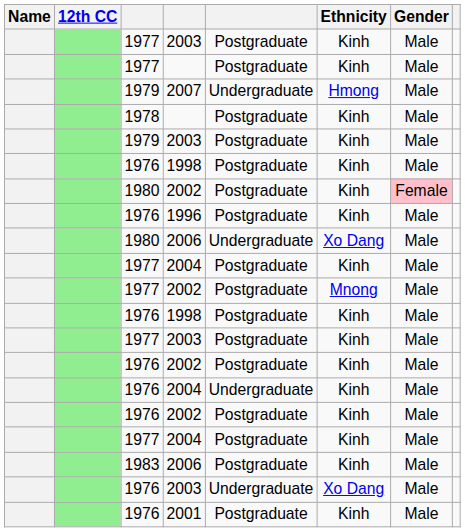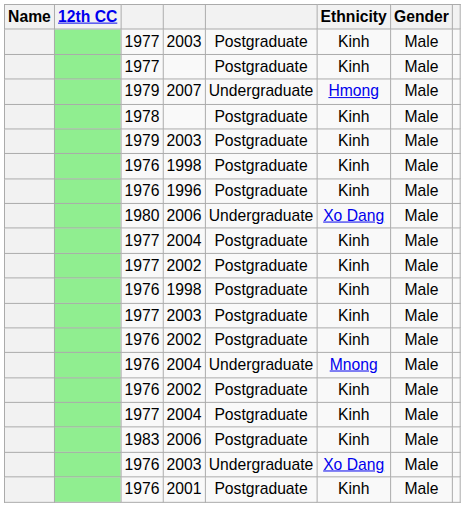- row: (142, 191)
(354, 290) Mnong -> (354, 265) Kinh
(354, 389) Kinh -> (354, 365) Mnong
